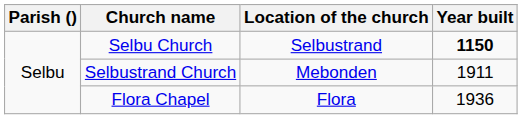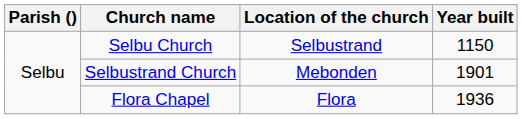(475, 45) bold -> (475, 45) normal
(475, 72) 1911 -> (475, 72) 1901
